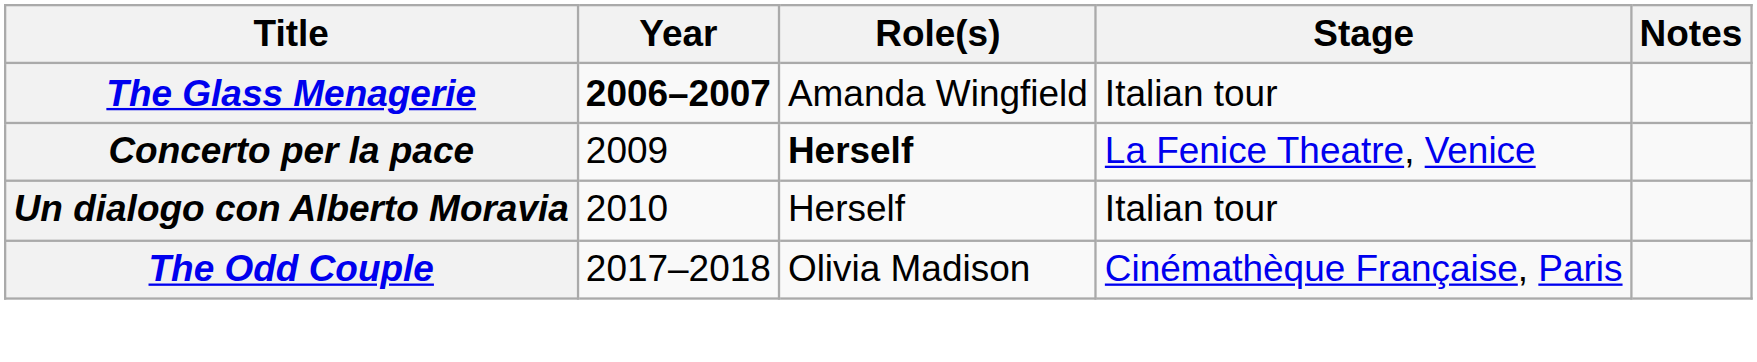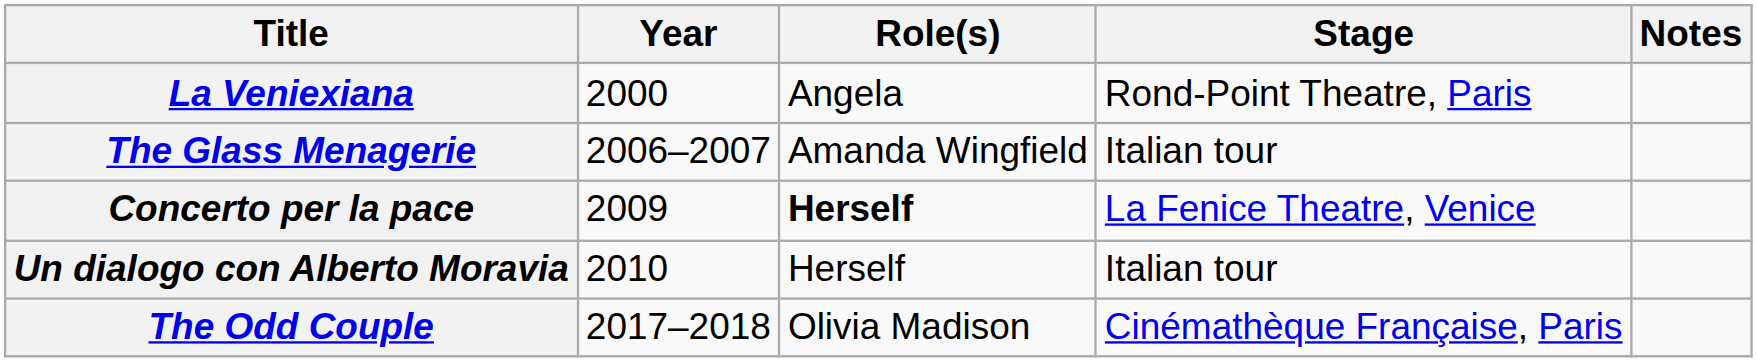+ row: (291, 92)
(678, 92) bold -> (678, 151) normal
